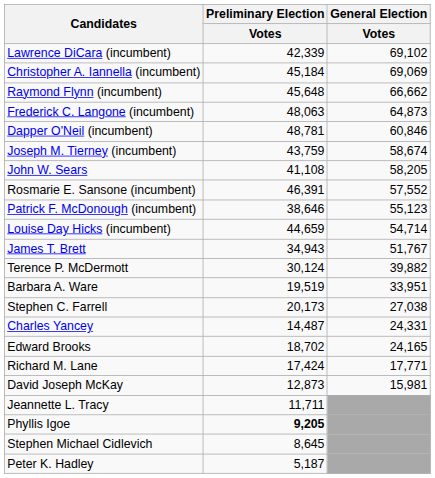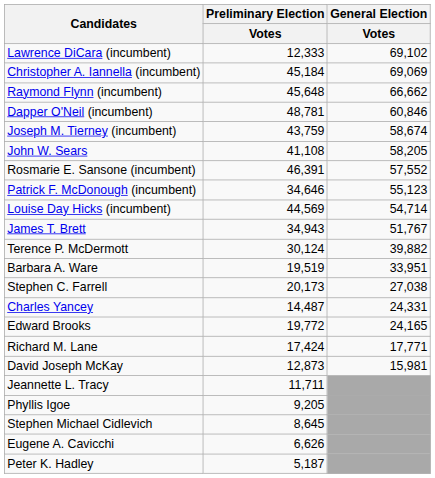(306, 53) 42,339 -> (306, 53) 12,333
- row: (101, 111)
(306, 209) 38,646 -> (306, 190) 34,646
(306, 229) 44,659 -> (306, 209) 44,569
(306, 346) 18,702 -> (306, 326) 19,772
(309, 424) bold -> (309, 405) normal
+ row: (61, 444)
